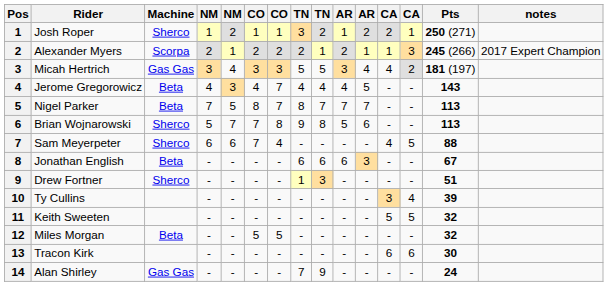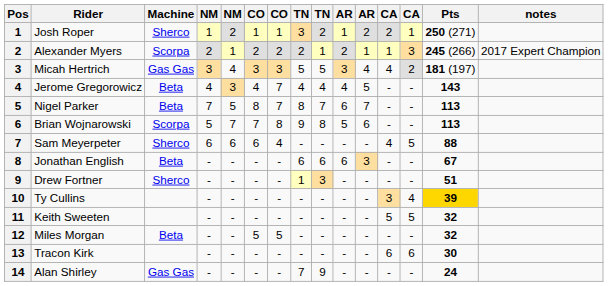(344, 105) 7 -> (344, 105) 6
(171, 124) Sherco -> (171, 124) Scorpa
(256, 142) 7 -> (256, 142) 6
(450, 198) no background -> (450, 198) gold background
